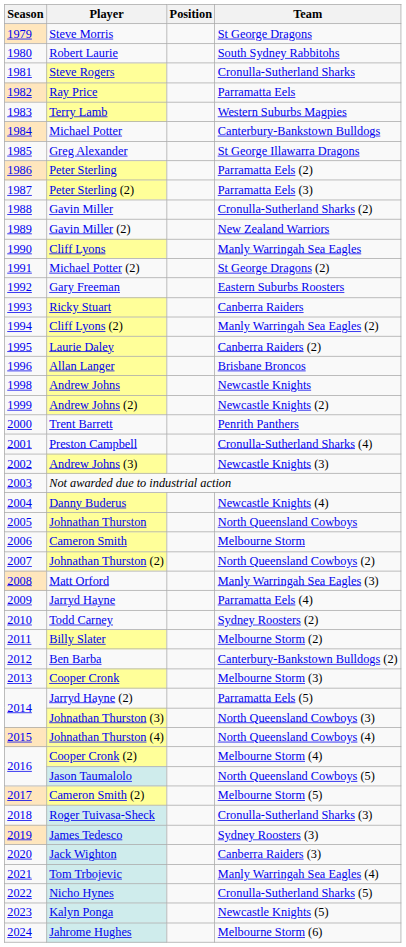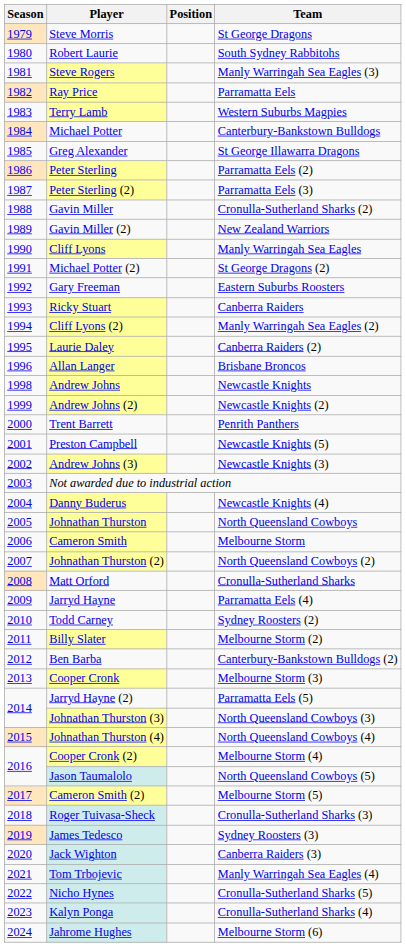(286, 72) Cronulla-Sutherland Sharks -> (298, 72) Manly Warringah Sea Eagles (3)
(295, 444) Cronulla-Sutherland Sharks (4) -> (273, 444) Newcastle Knights (5)
(298, 580) Manly Warringah Sea Eagles (3) -> (286, 580) Cronulla-Sutherland Sharks
(273, 913) Newcastle Knights (5) -> (295, 913) Cronulla-Sutherland Sharks (4)
